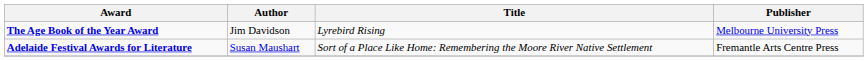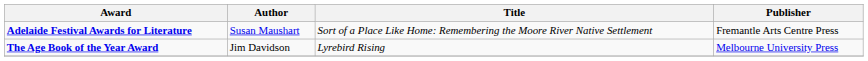rows swapped: (99, 47) <-> (83, 30)
